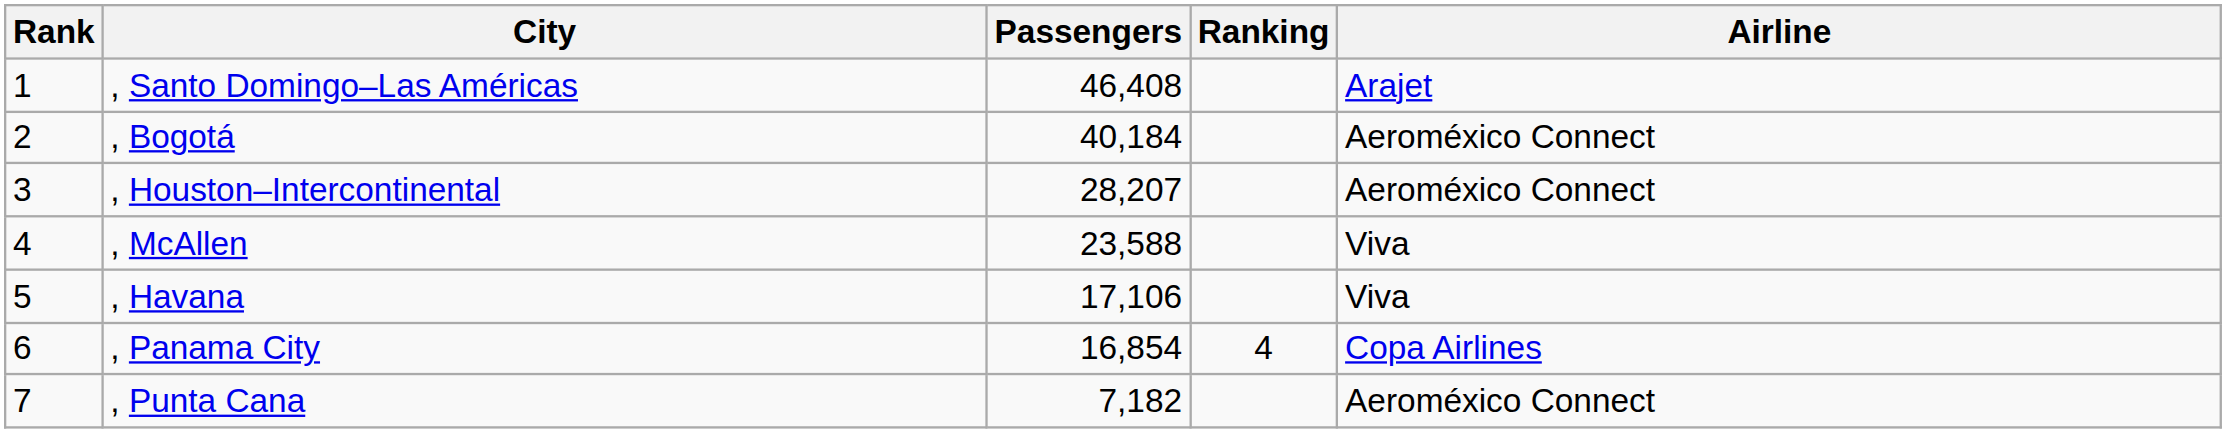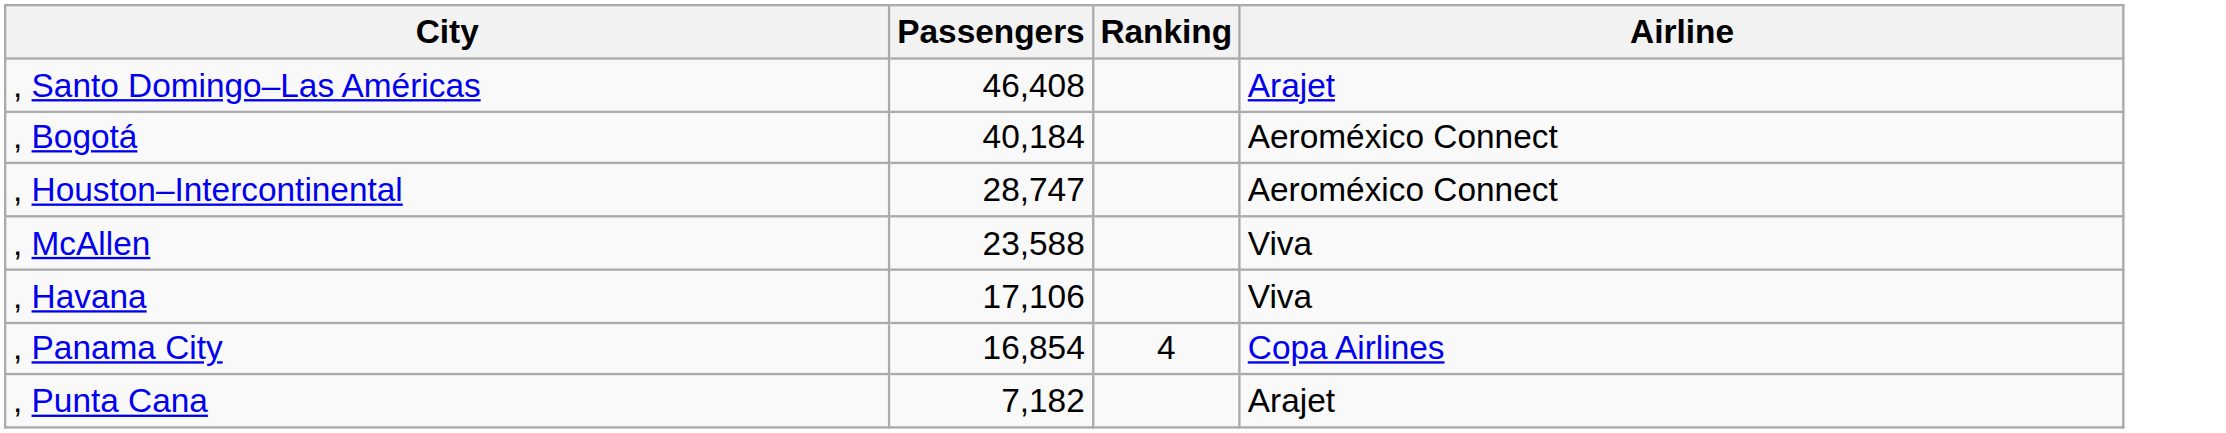- column: (54, 32)
(1131, 190) 28,207 -> (1034, 190) 28,747
(1500, 401) Aeroméxico Connect -> (1291, 401) Arajet
